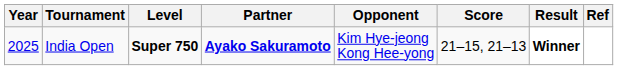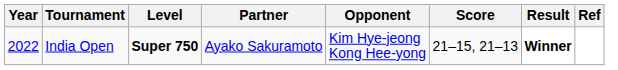(23, 46) 2025 -> (23, 46) 2022
(268, 46) bold -> (264, 46) normal
